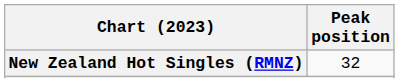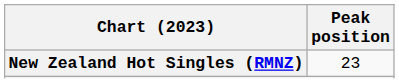(351, 64) 32 -> (351, 64) 23
